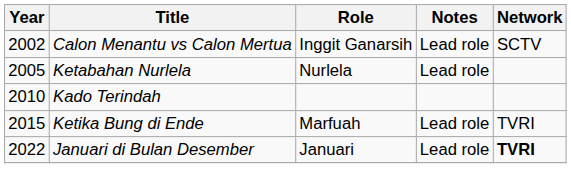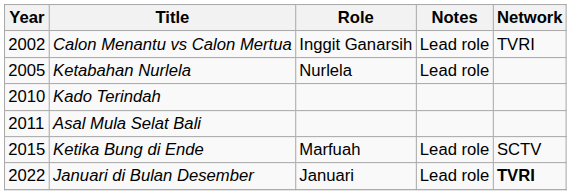(519, 44) SCTV -> (516, 44) TVRI
+ row: (127, 123)
(516, 123) TVRI -> (519, 149) SCTV
